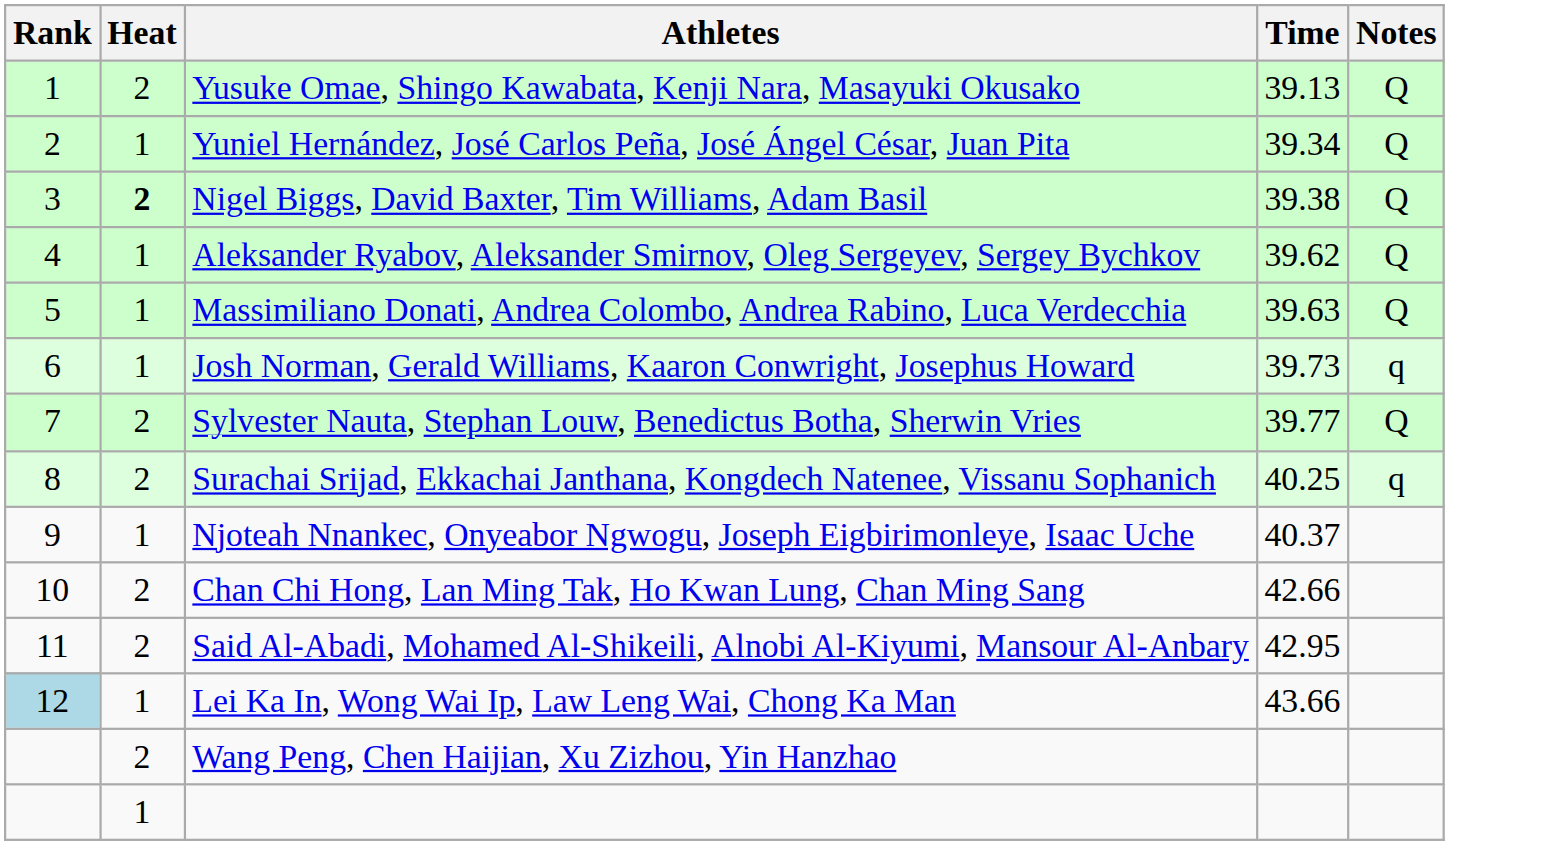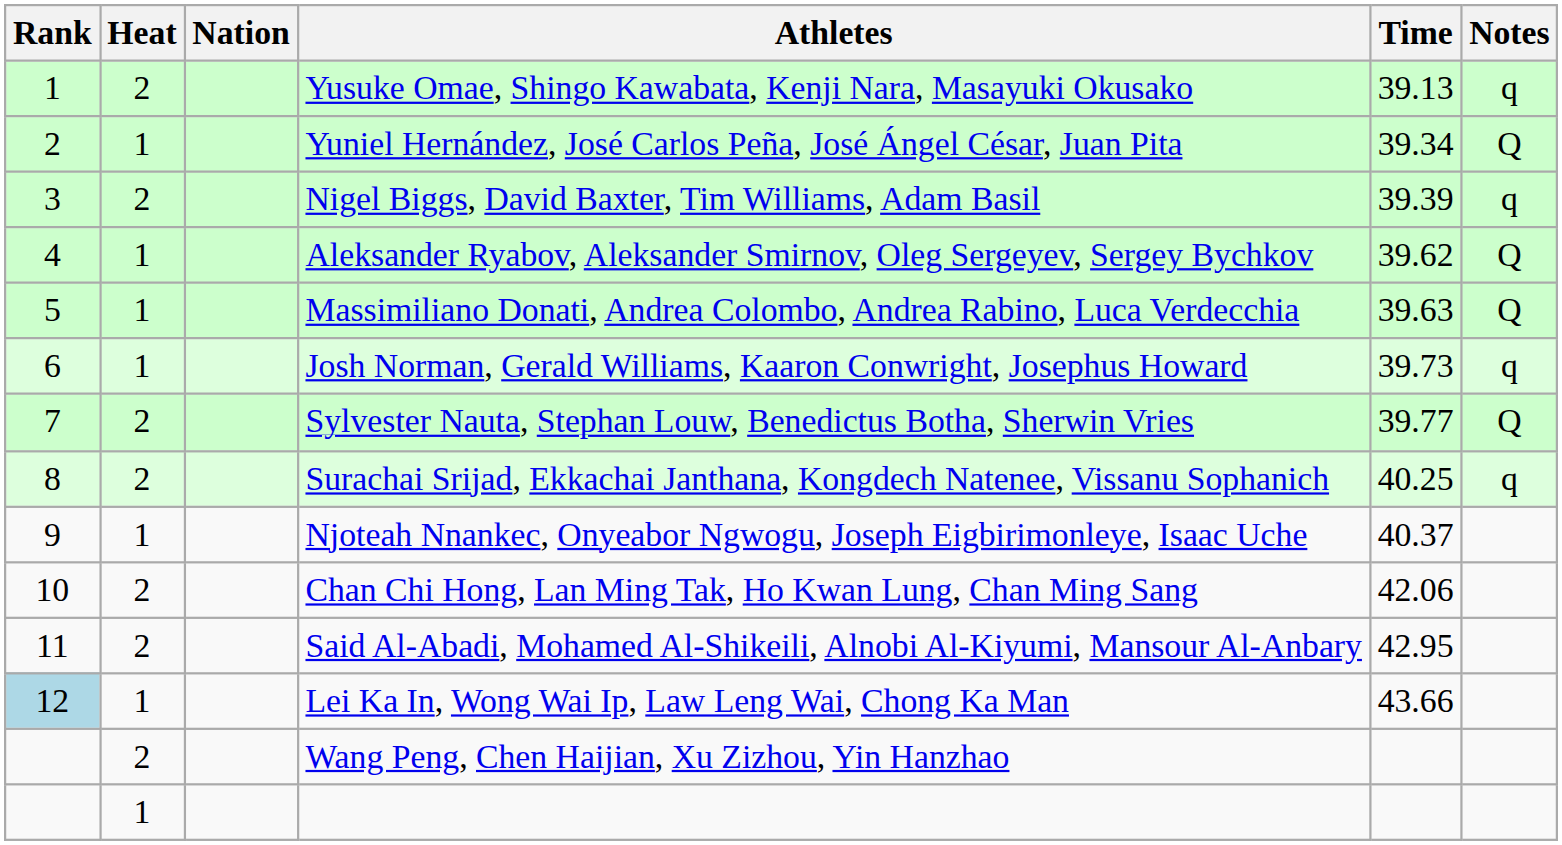+ column: (241, 32)
(1396, 88) Q -> (1509, 88) q
(142, 199) bold -> (142, 199) normal
(1302, 199) 39.38 -> (1416, 199) 39.39
(1396, 199) Q -> (1509, 199) q
(1302, 588) 42.66 -> (1416, 588) 42.06
